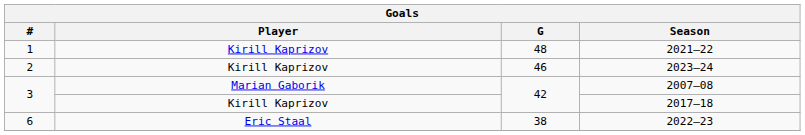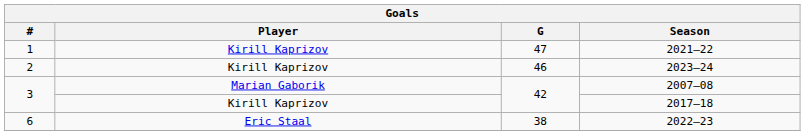(540, 50) 48 -> (540, 50) 47
